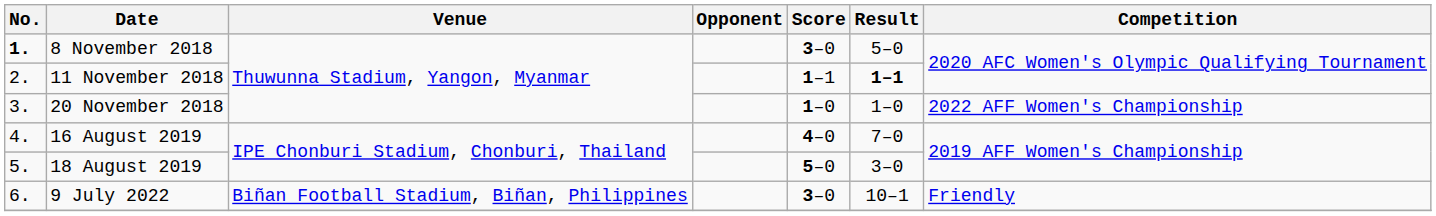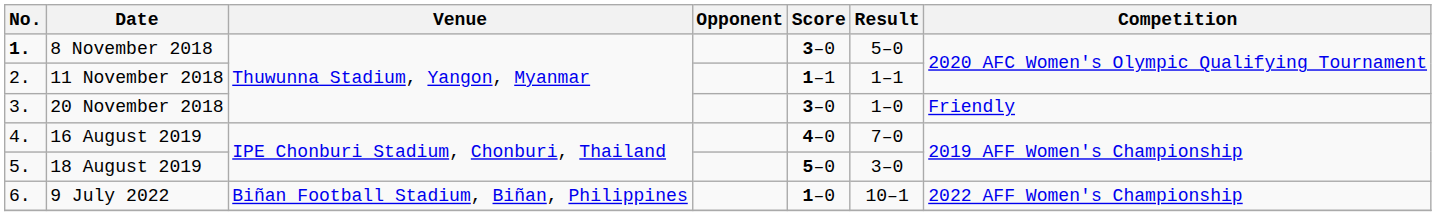(887, 78) bold -> (887, 78) normal
(819, 108) 1–0 -> (819, 108) 3–0
(1085, 108) 2022 AFF Women's Championship -> (972, 108) Friendly
(819, 196) 3–0 -> (819, 196) 1–0
(972, 196) Friendly -> (1085, 196) 2022 AFF Women's Championship
